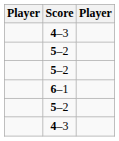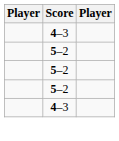- row: (24, 89)
